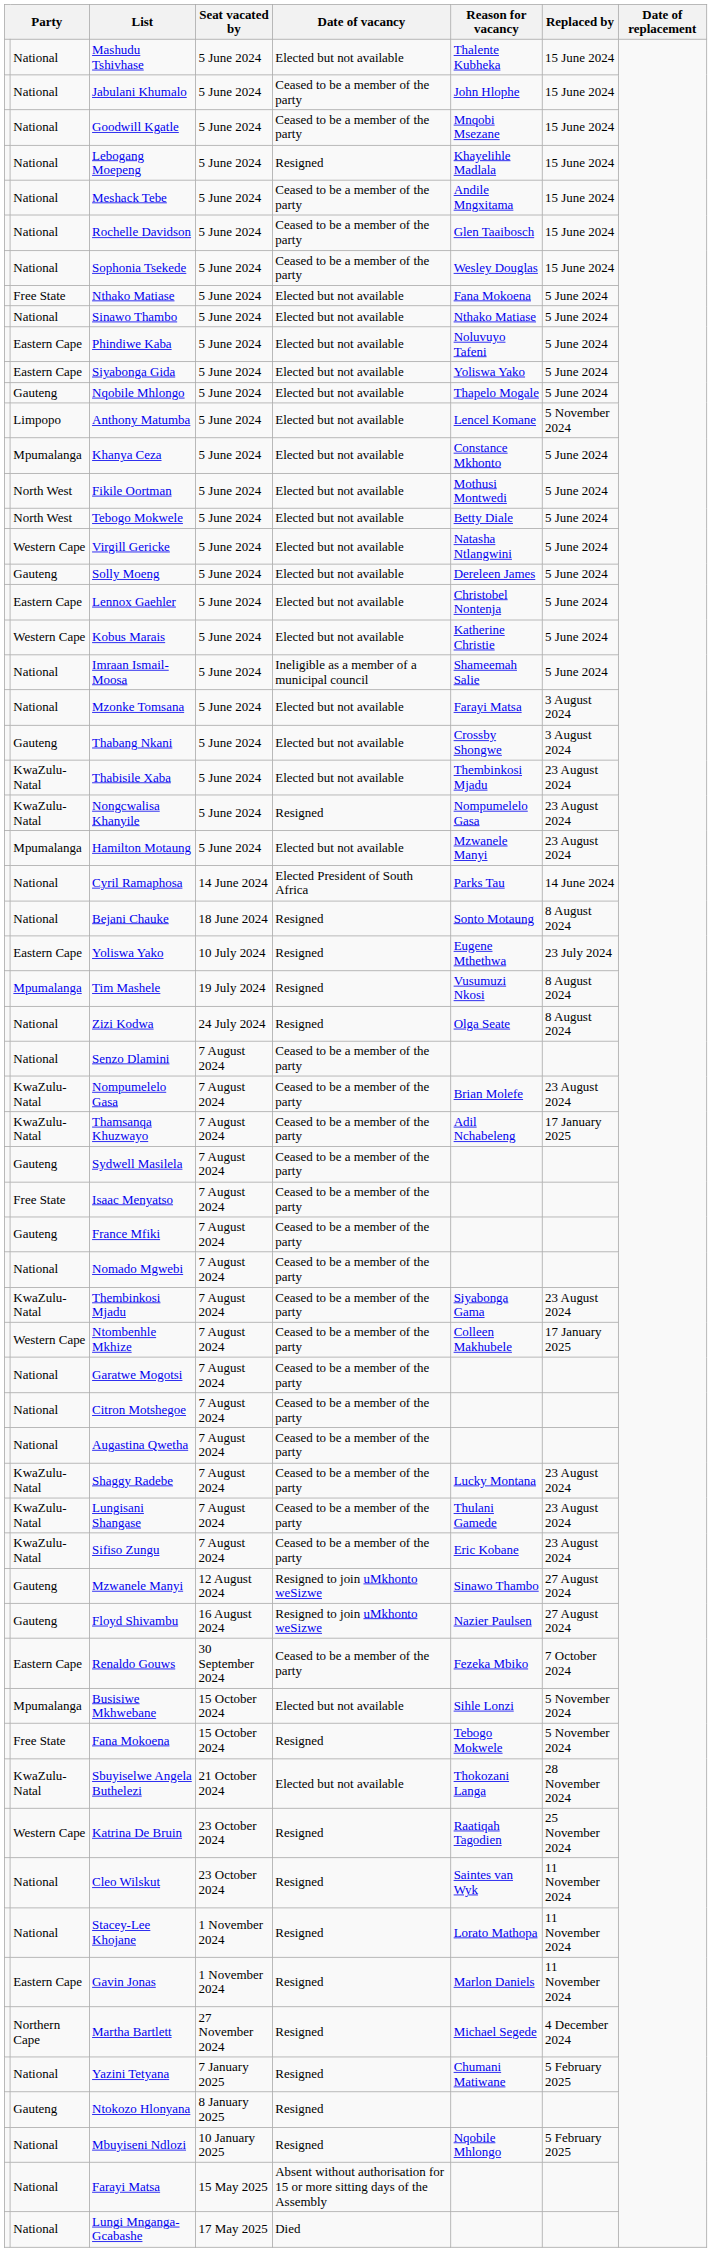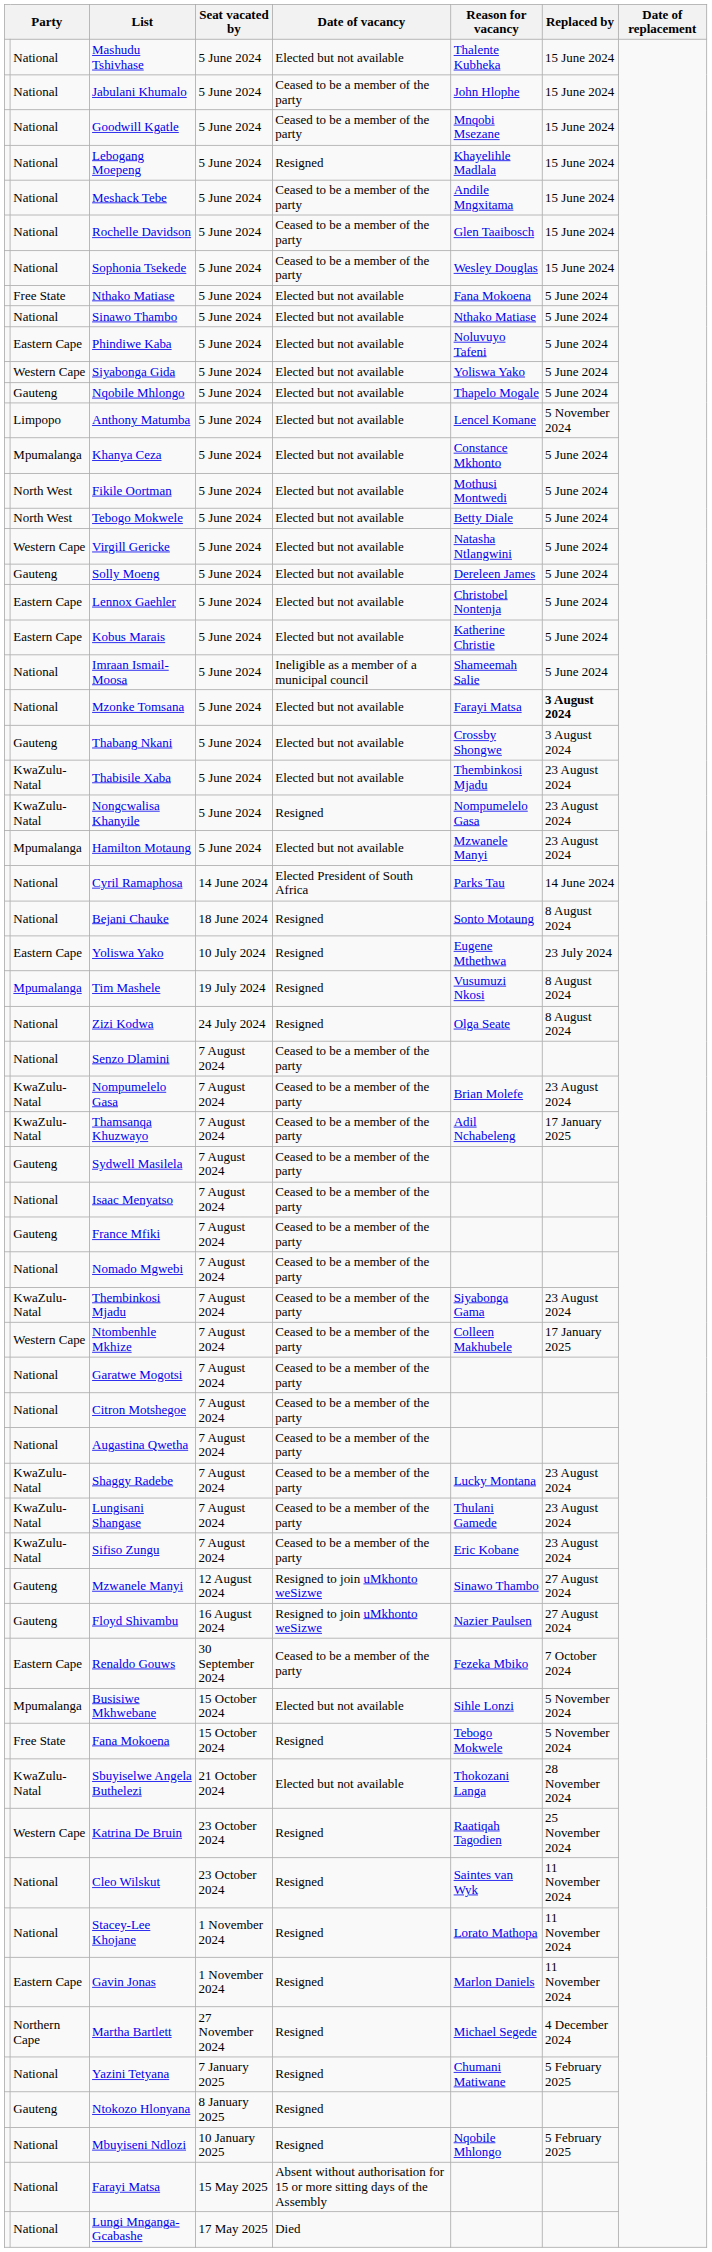(48, 372) Eastern Cape -> (49, 372) Western Cape
(49, 637) Western Cape -> (48, 637) Eastern Cape
(568, 707) normal -> (569, 707) bold
(39, 1199) Free State -> (36, 1199) National
